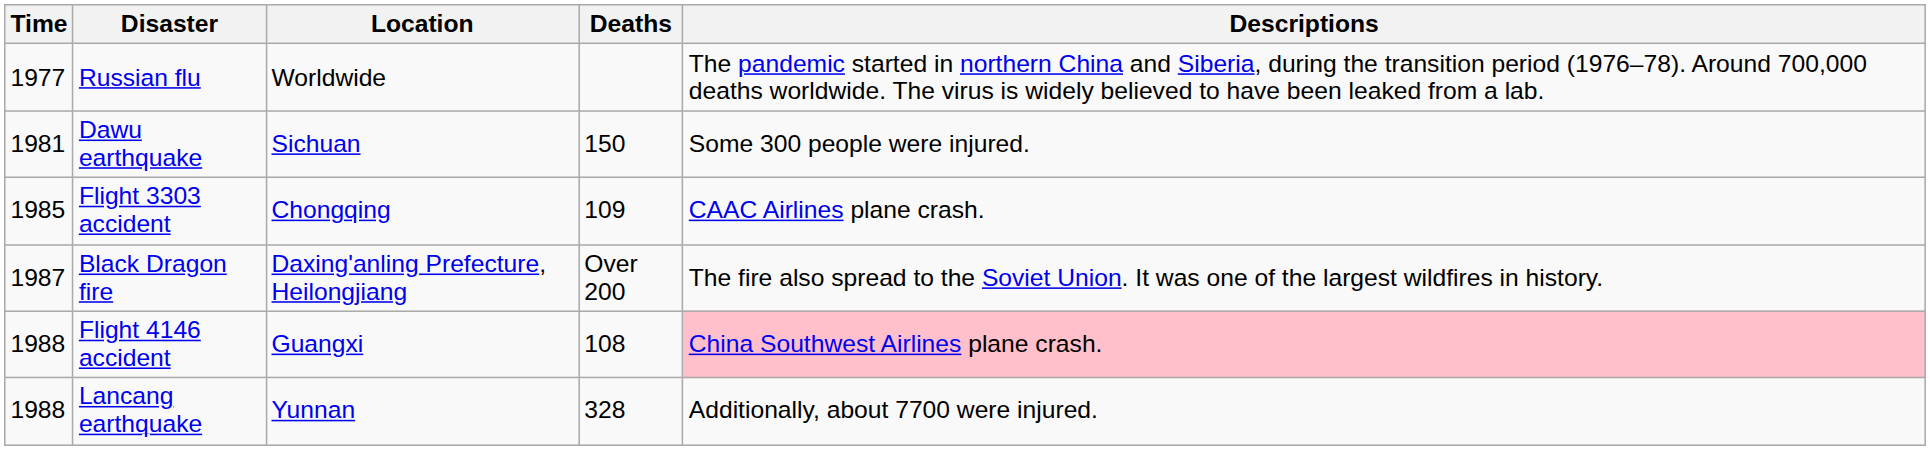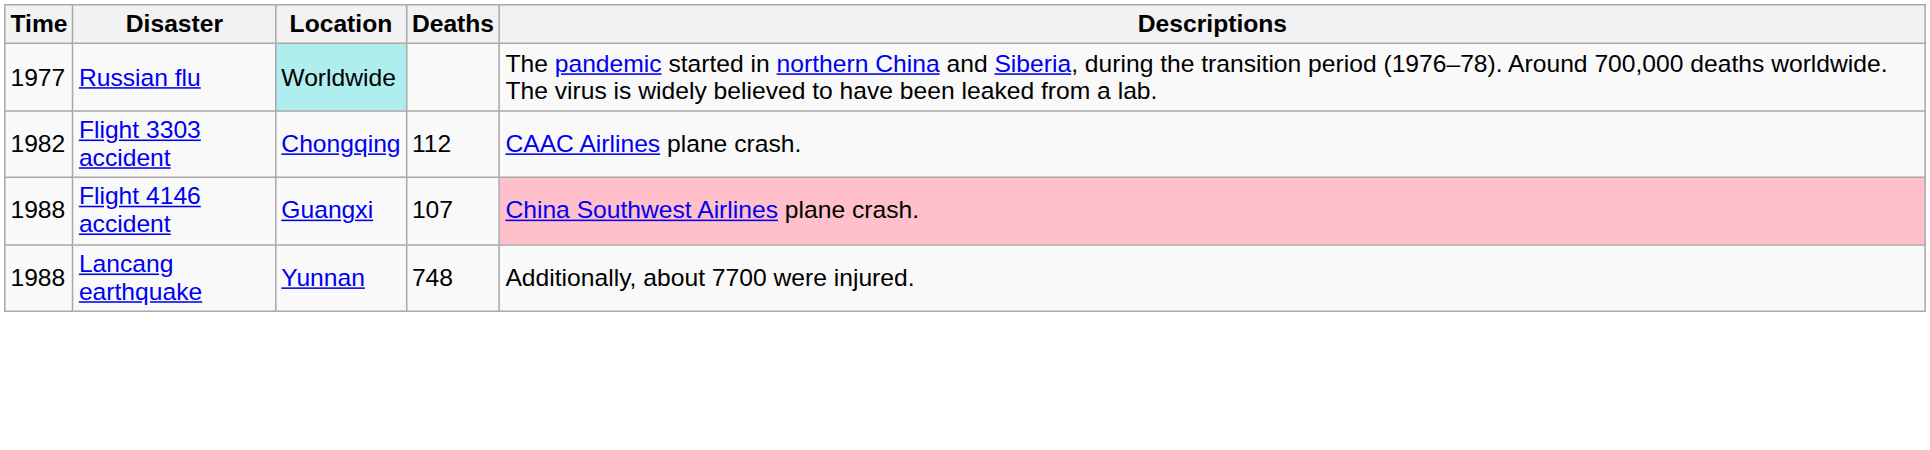(329, 76) no background -> (339, 76) paleturquoise background
- row: (141, 143)
(38, 210) 1985 -> (38, 143) 1982
(605, 210) 109 -> (432, 143) 112
- row: (153, 277)
(605, 344) 108 -> (432, 210) 107
(605, 410) 328 -> (432, 277) 748
